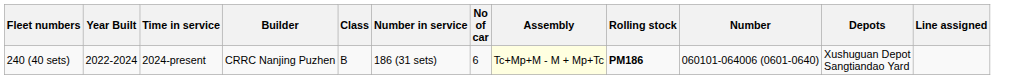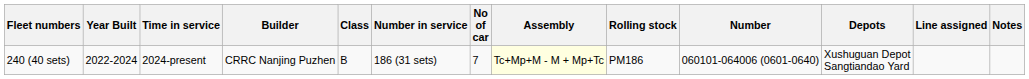+ column: (1007, 25)
(476, 60) 6 -> (476, 60) 7
(626, 60) bold -> (626, 60) normal
